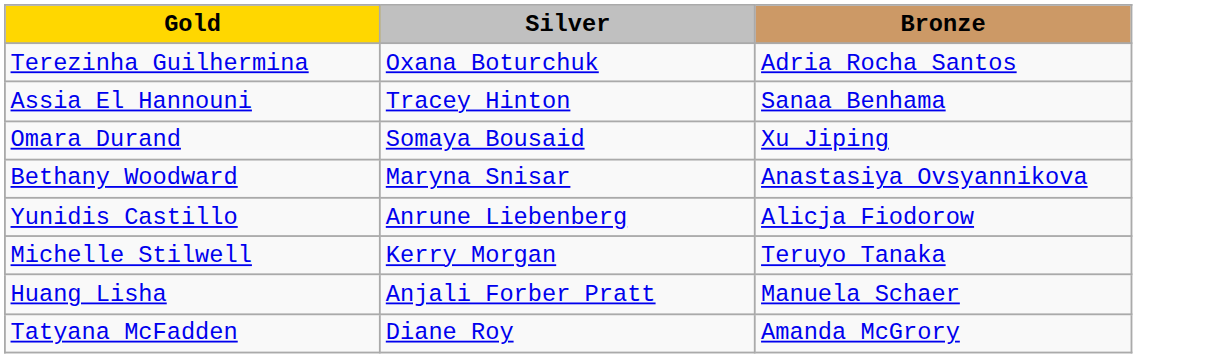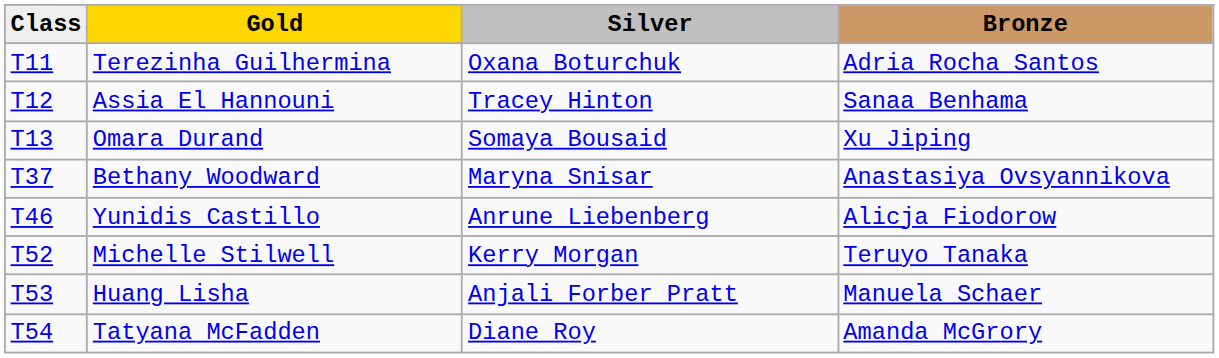+ column: (46, 24)
